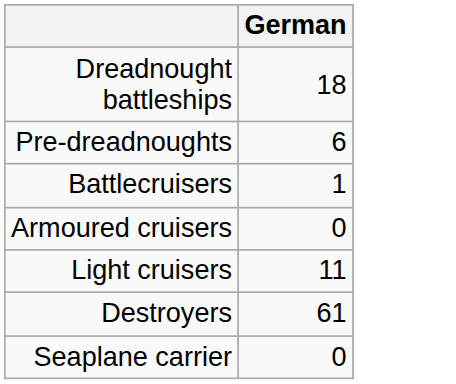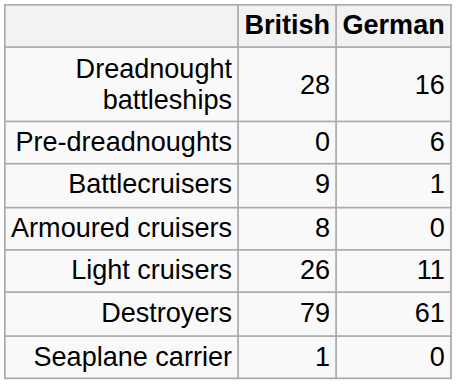+ column: (287, 25)
(332, 84) 18 -> (430, 84) 16
